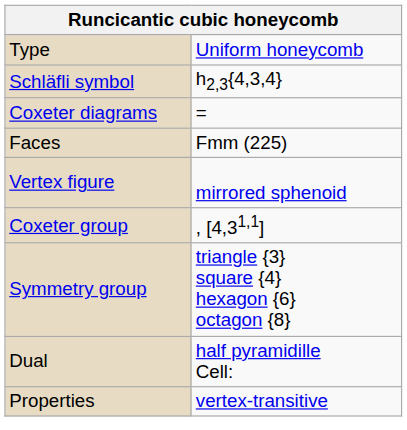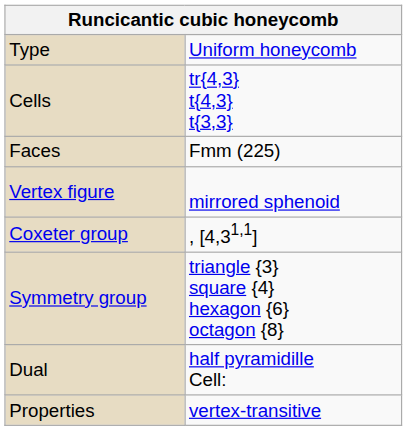- row: (72, 81)
- row: (83, 112)
+ row: (30, 100)
